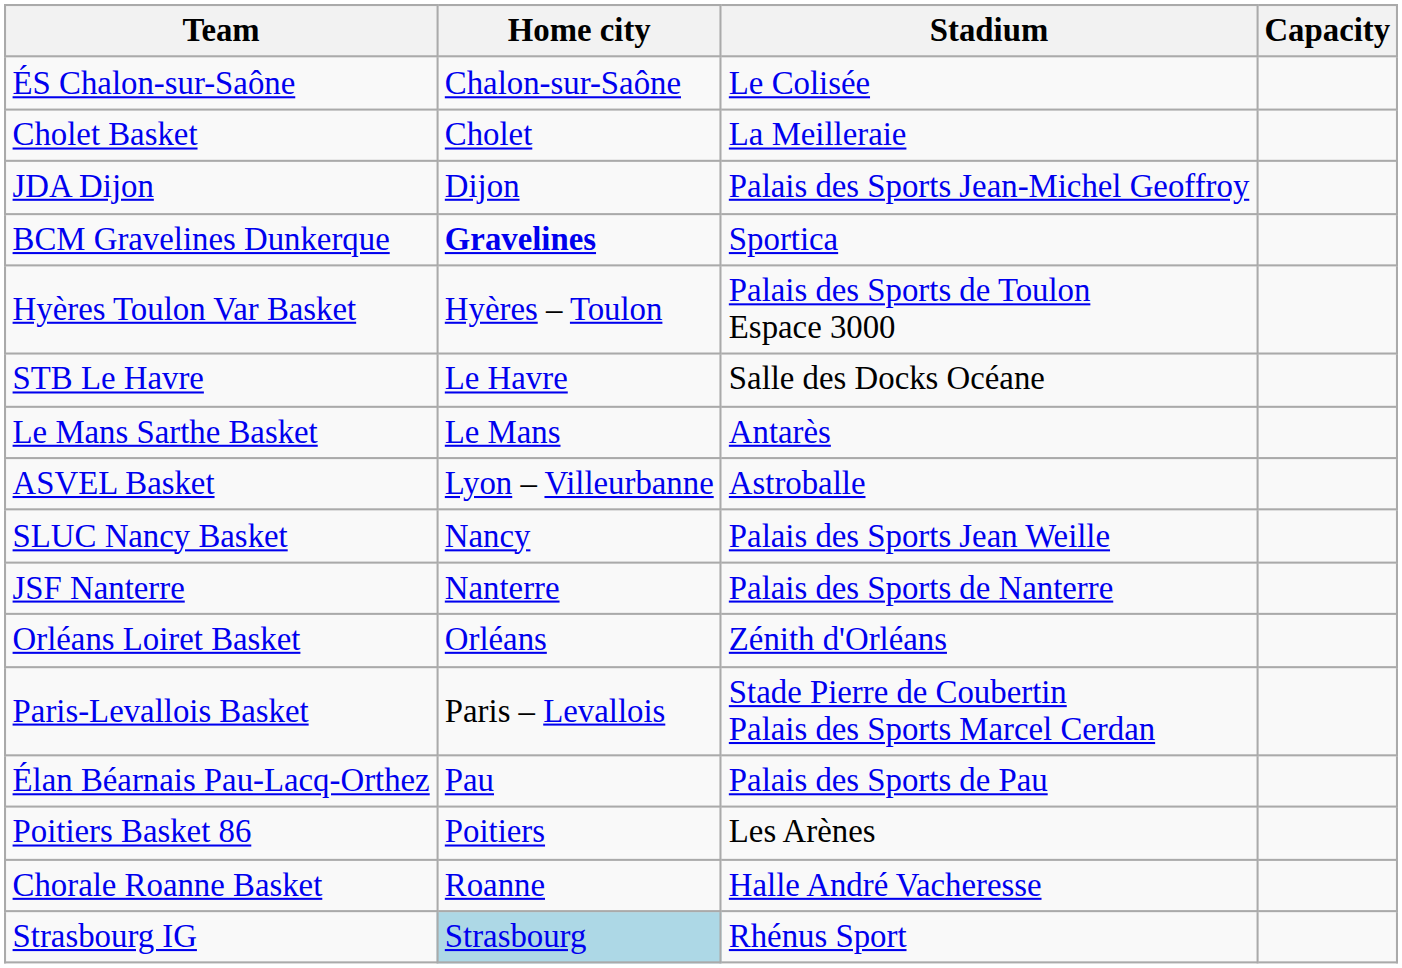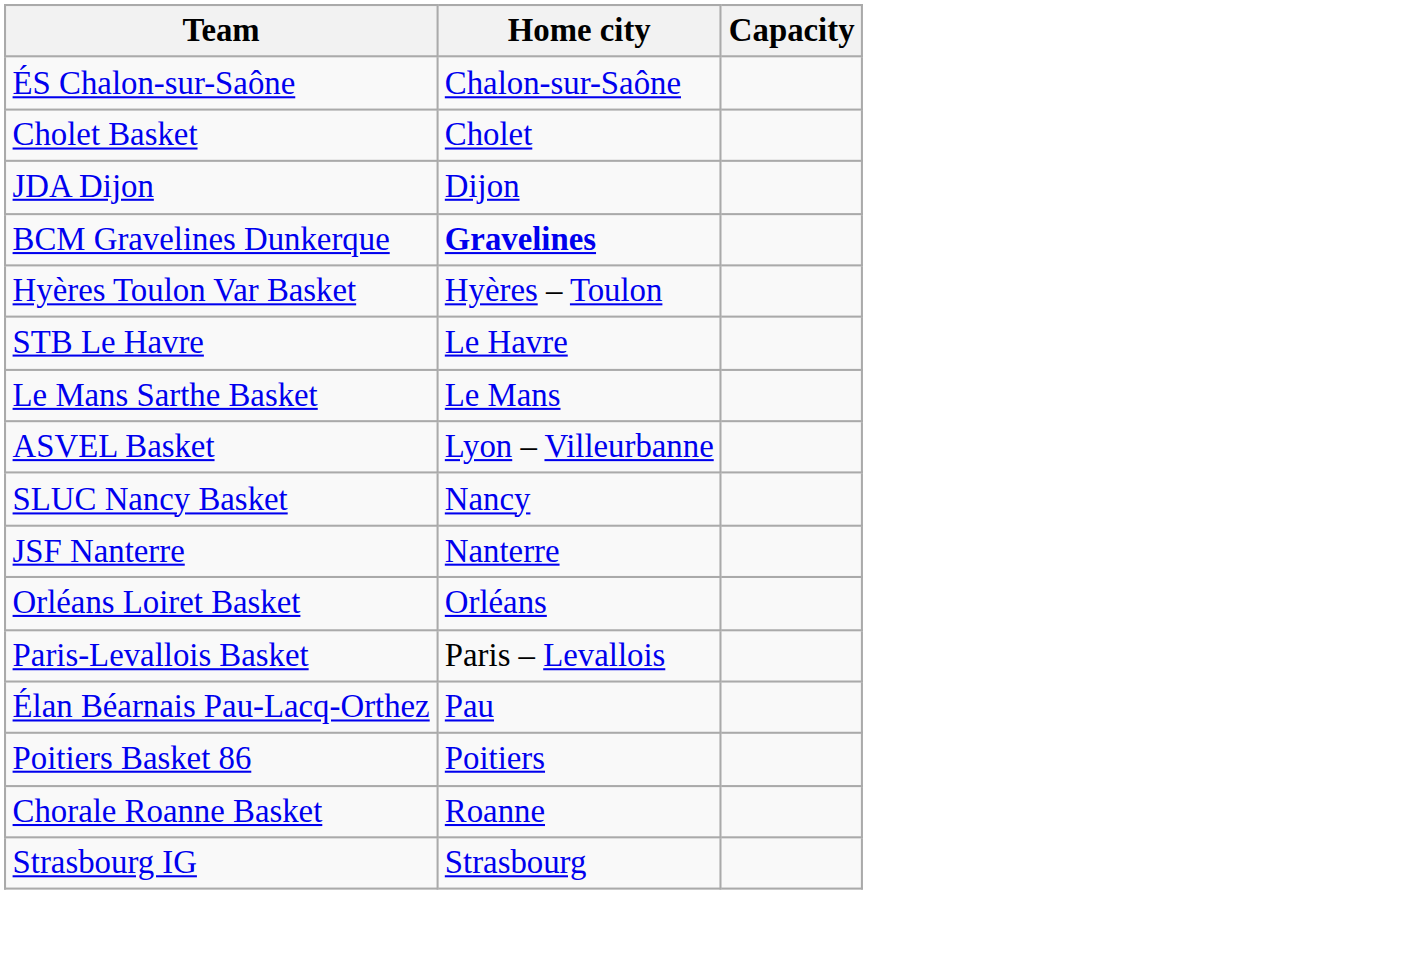- column: (989, 30)
(516, 936) lightblue background -> (516, 862) no background
